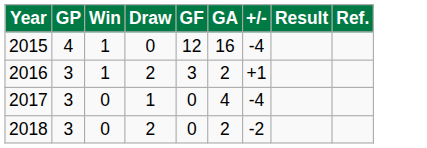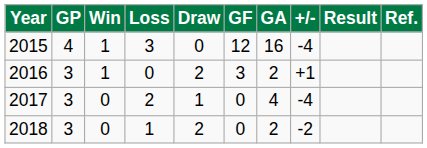+ column: (149, 18)
